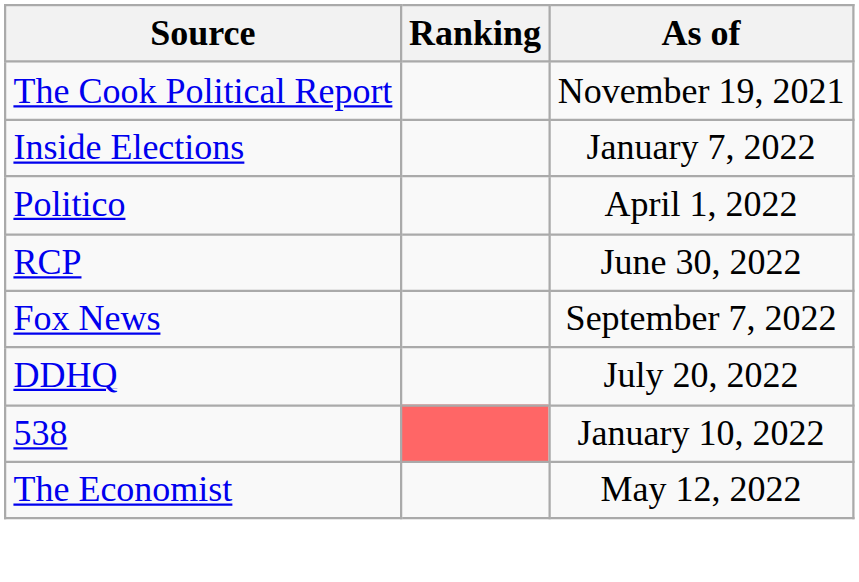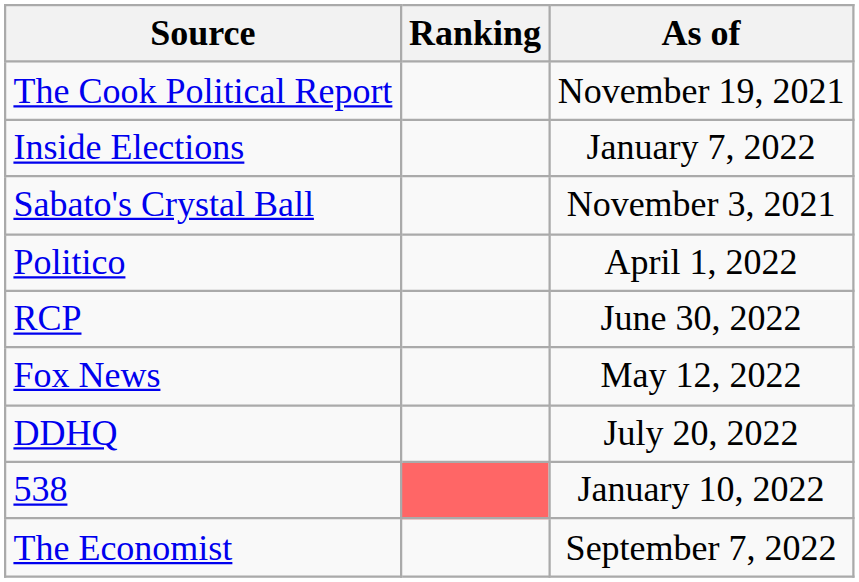+ row: (164, 204)
(701, 318) September 7, 2022 -> (701, 375) May 12, 2022
(701, 489) May 12, 2022 -> (701, 546) September 7, 2022
